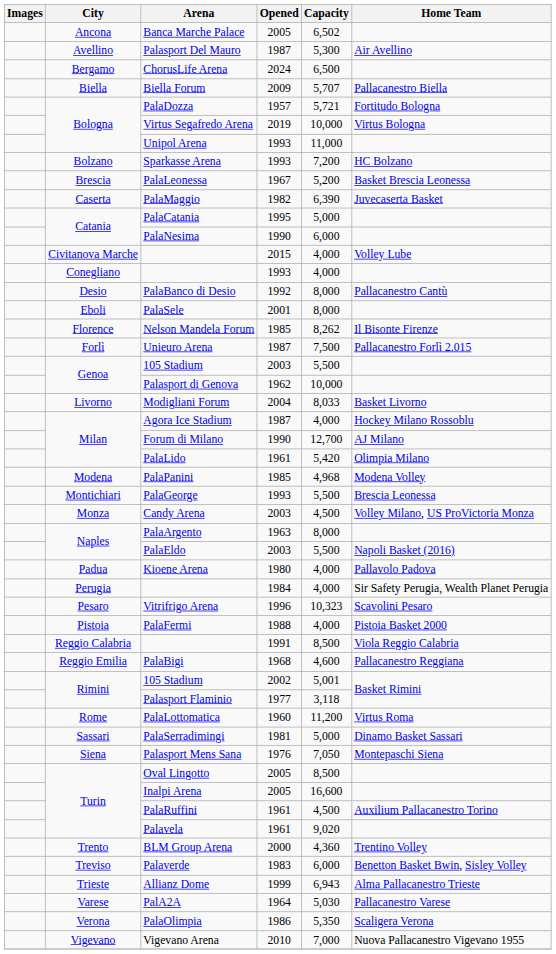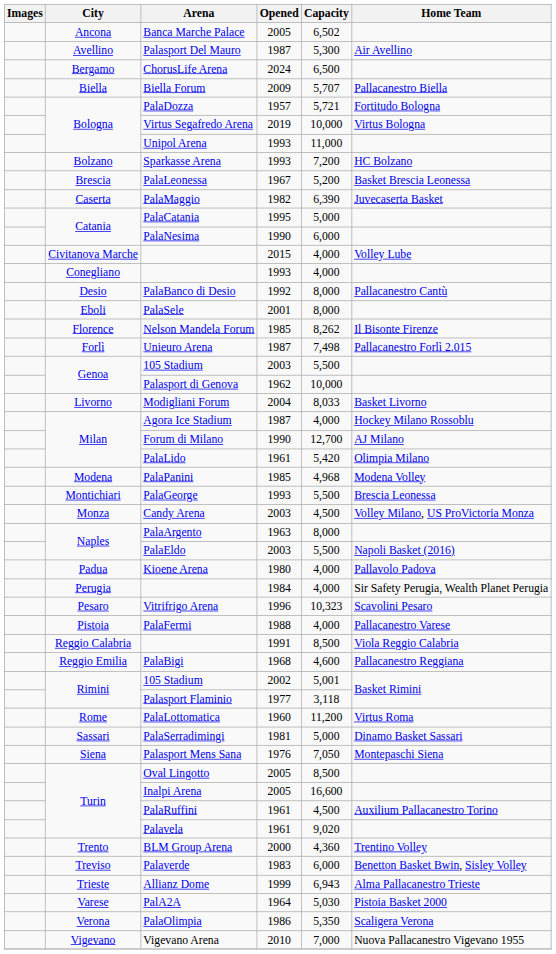(326, 347) 7,500 -> (326, 347) 7,498
(401, 625) Pistoia Basket 2000 -> (402, 625) Pallacanestro Varese
(402, 902) Pallacanestro Varese -> (401, 902) Pistoia Basket 2000
